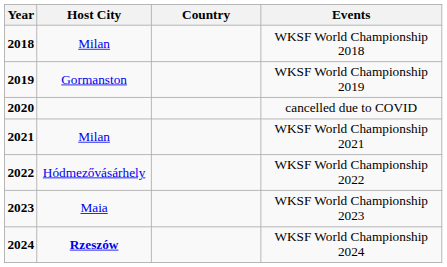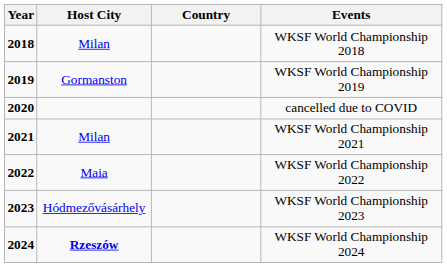(94, 172) Hódmezővásárhely -> (94, 172) Maia
(94, 208) Maia -> (94, 208) Hódmezővásárhely
